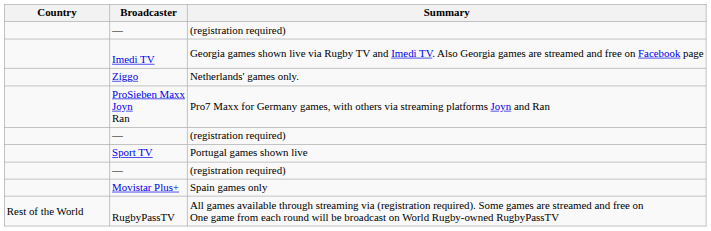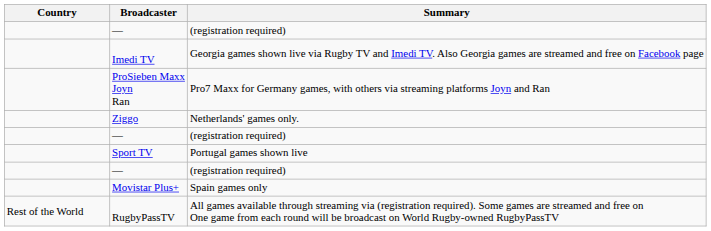rows swapped: (149, 106) <-> (125, 77)
